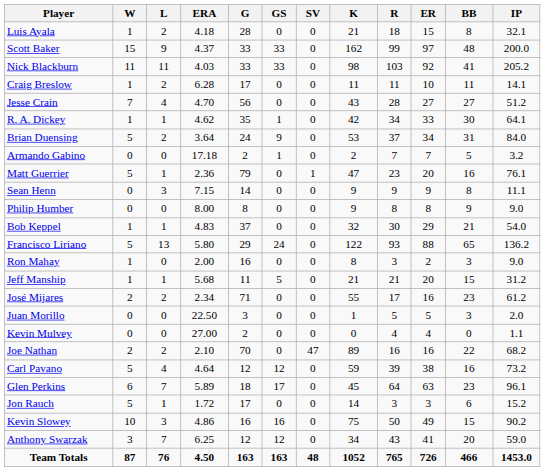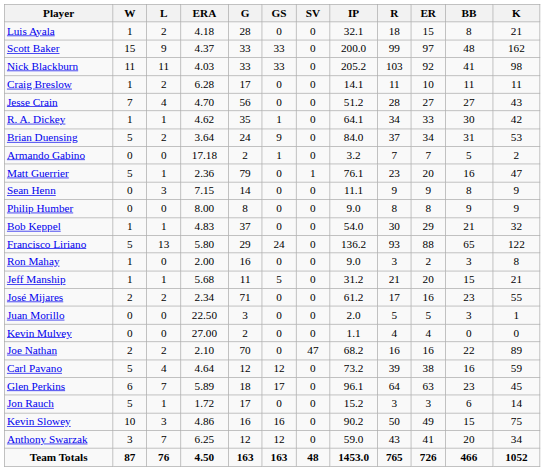columns swapped: (516, 13) <-> (354, 13)
